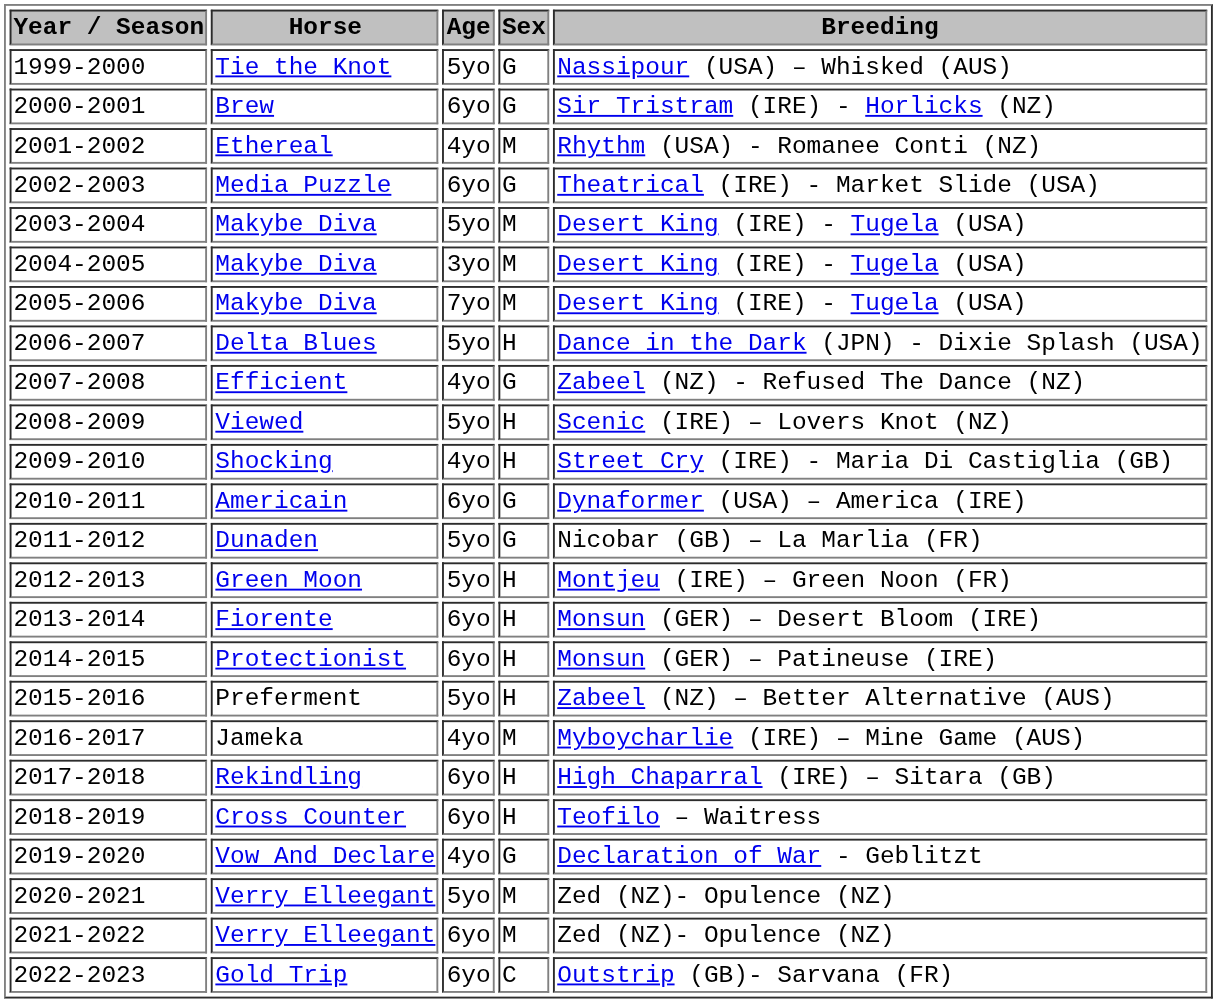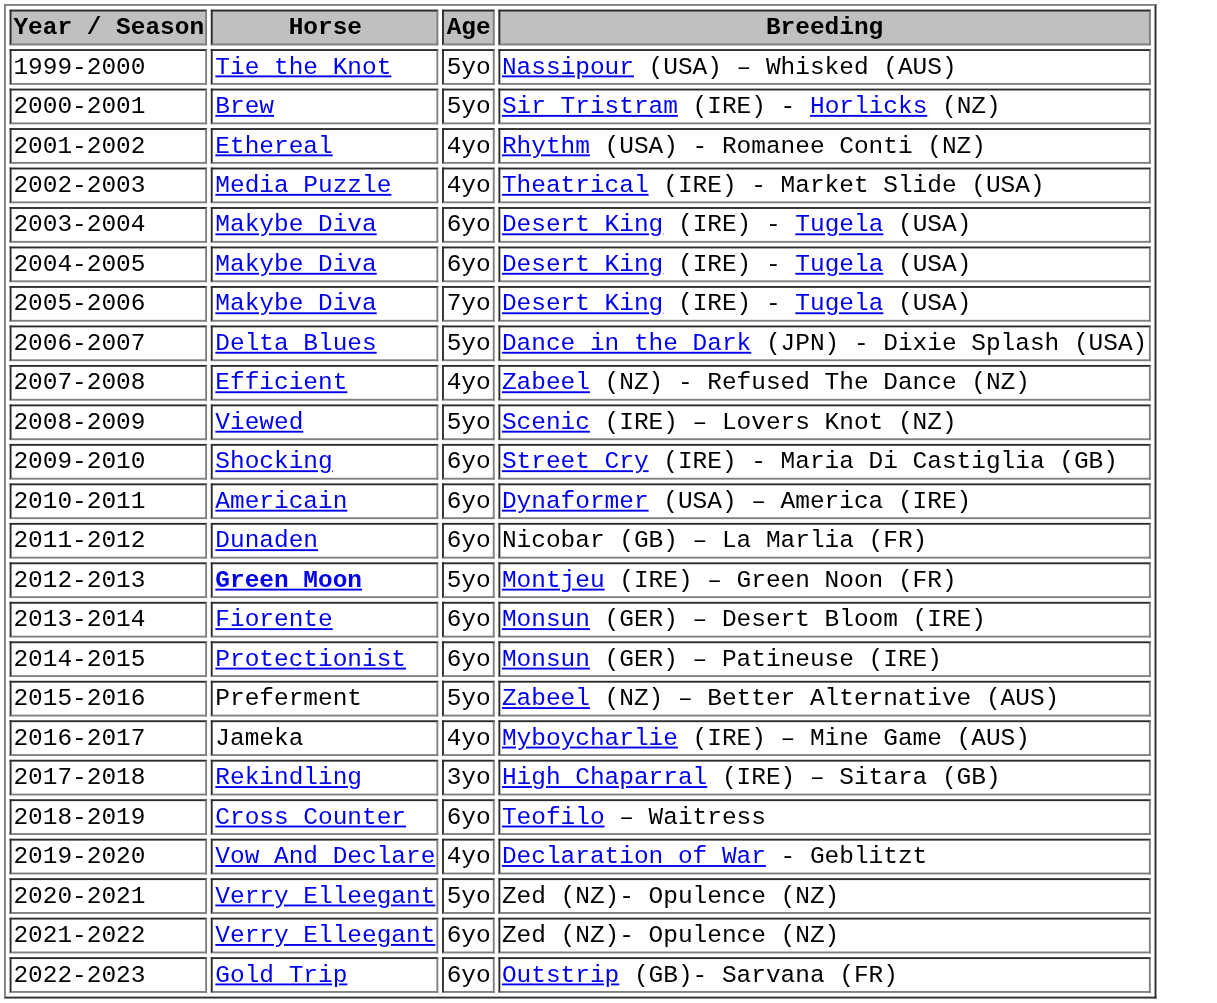- column: (524, 27)
(469, 106) 6yo -> (469, 106) 5yo
(469, 185) 6yo -> (469, 185) 4yo
(469, 225) 5yo -> (469, 225) 6yo
(469, 264) 3yo -> (469, 264) 6yo
(469, 462) 4yo -> (469, 462) 6yo
(469, 541) 5yo -> (469, 541) 6yo
(289, 580) normal -> (289, 580) bold
(469, 778) 6yo -> (469, 778) 3yo
